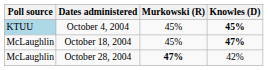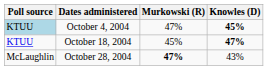(173, 27) 45% -> (173, 27) 47%
(30, 42) McLaughlin -> (20, 42) KTUU
(235, 57) 42% -> (235, 57) 43%
